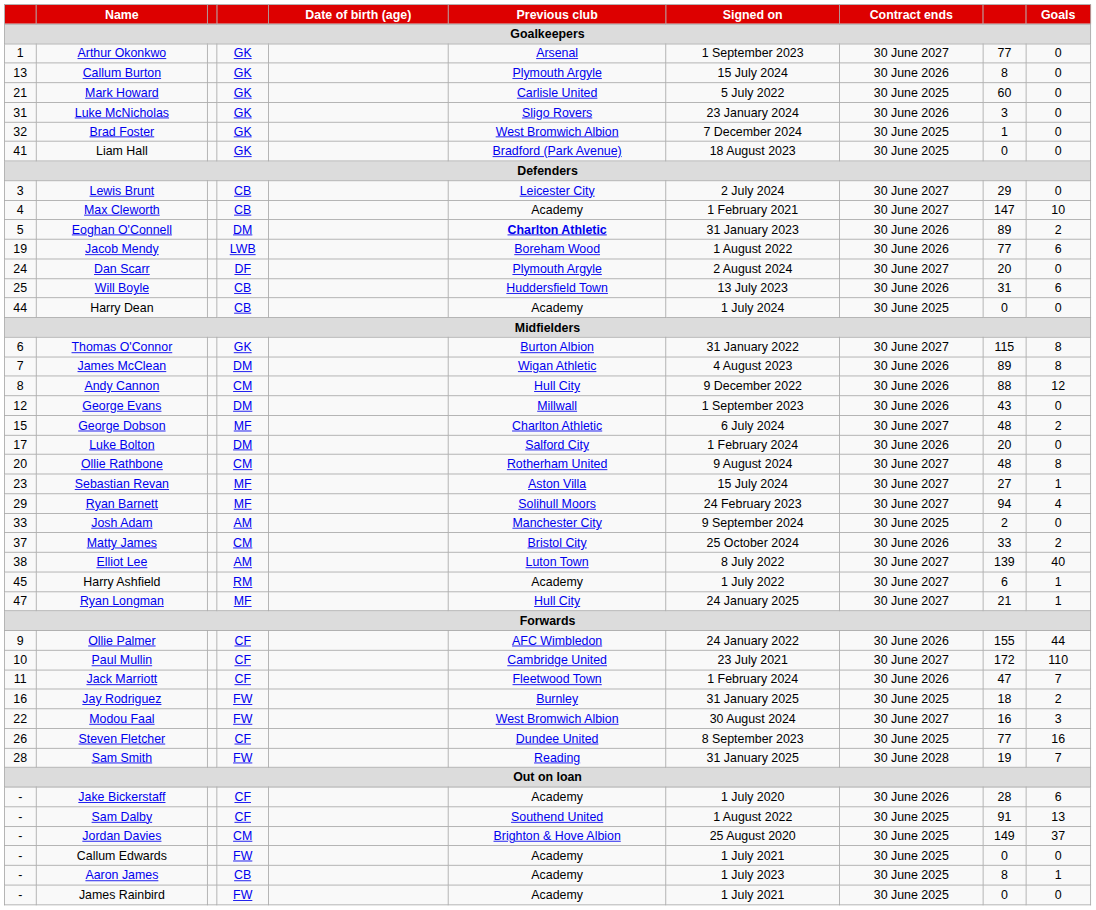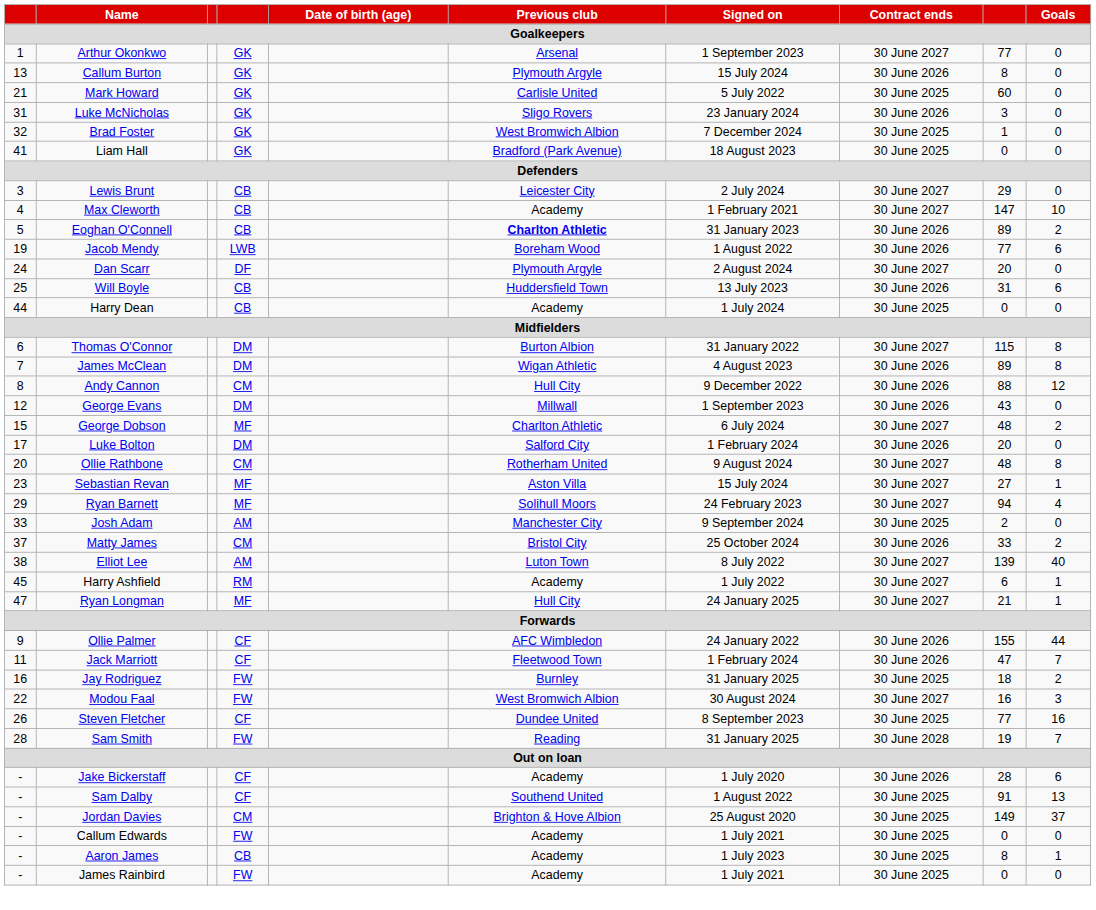(243, 230) DM -> (243, 230) CB
(243, 347) GK -> (243, 347) DM
- row: (122, 660)
